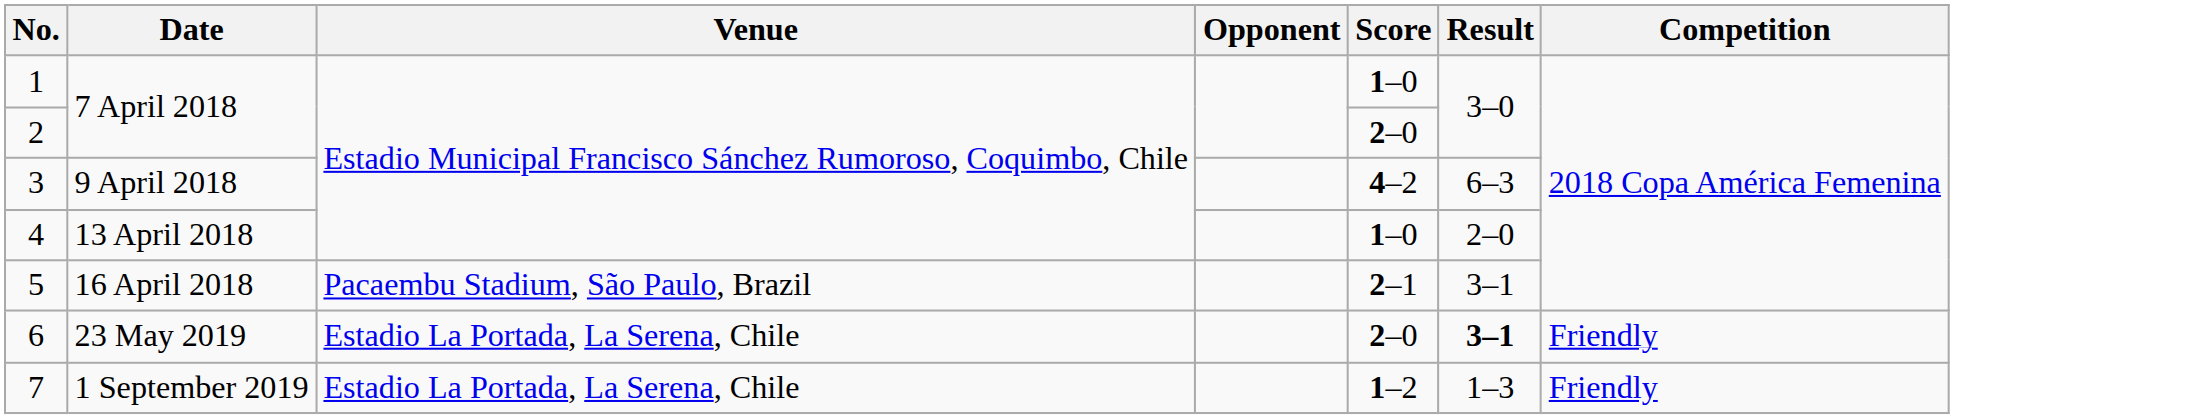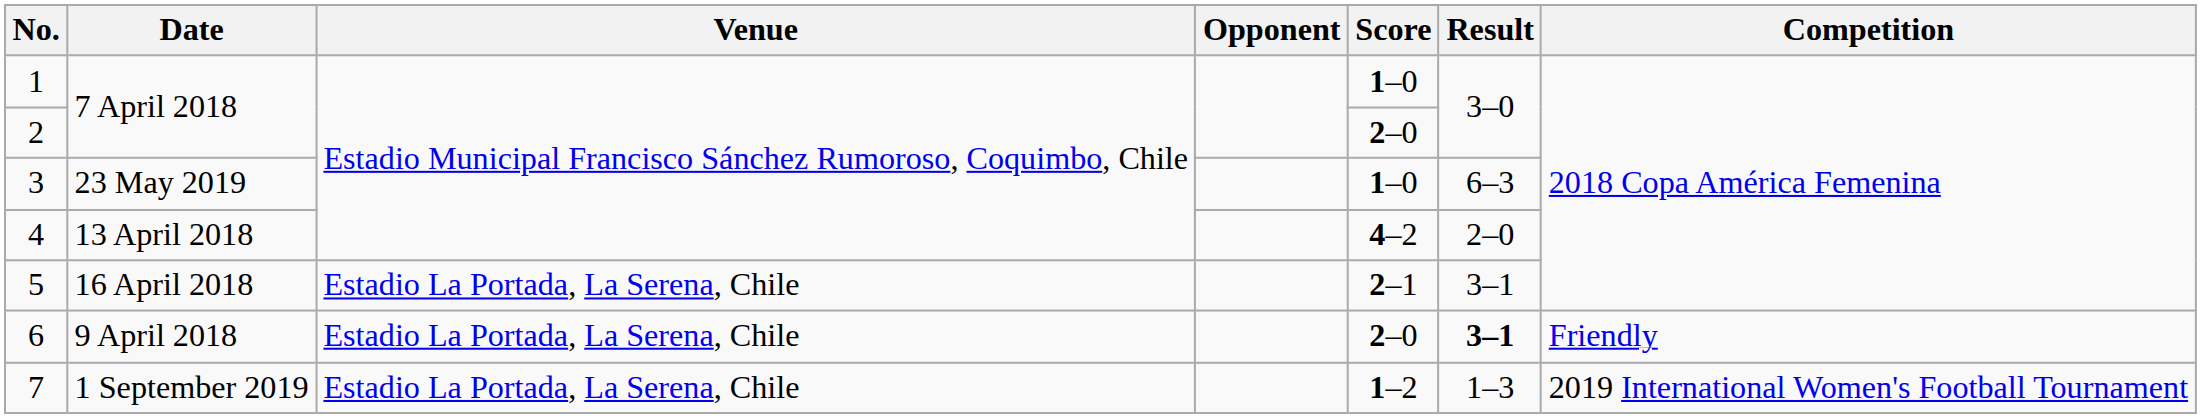(156, 183) 9 April 2018 -> (160, 183) 23 May 2019
(1393, 183) 4–2 -> (1393, 183) 1–0
(1393, 234) 1–0 -> (1393, 234) 4–2
(567, 285) Pacaembu Stadium, São Paulo, Brazil -> (561, 285) Estadio La Portada, La Serena, Chile
(160, 336) 23 May 2019 -> (156, 336) 9 April 2018
(1603, 387) Friendly -> (1868, 387) 2019 International Women's Football Tournament
